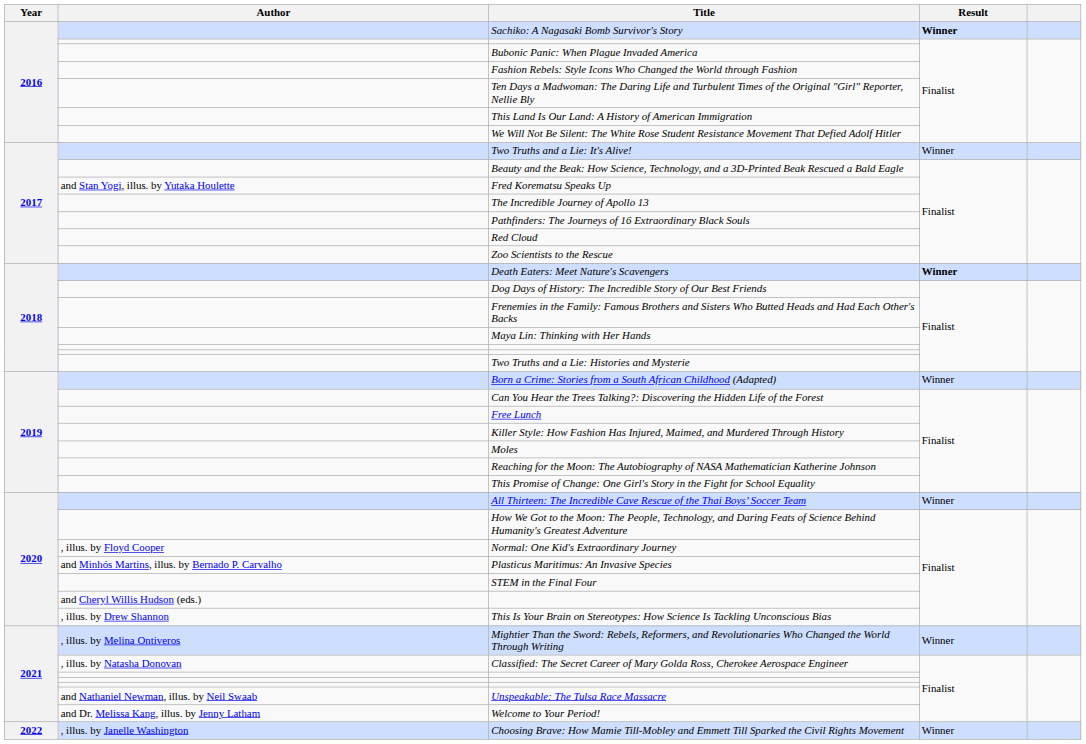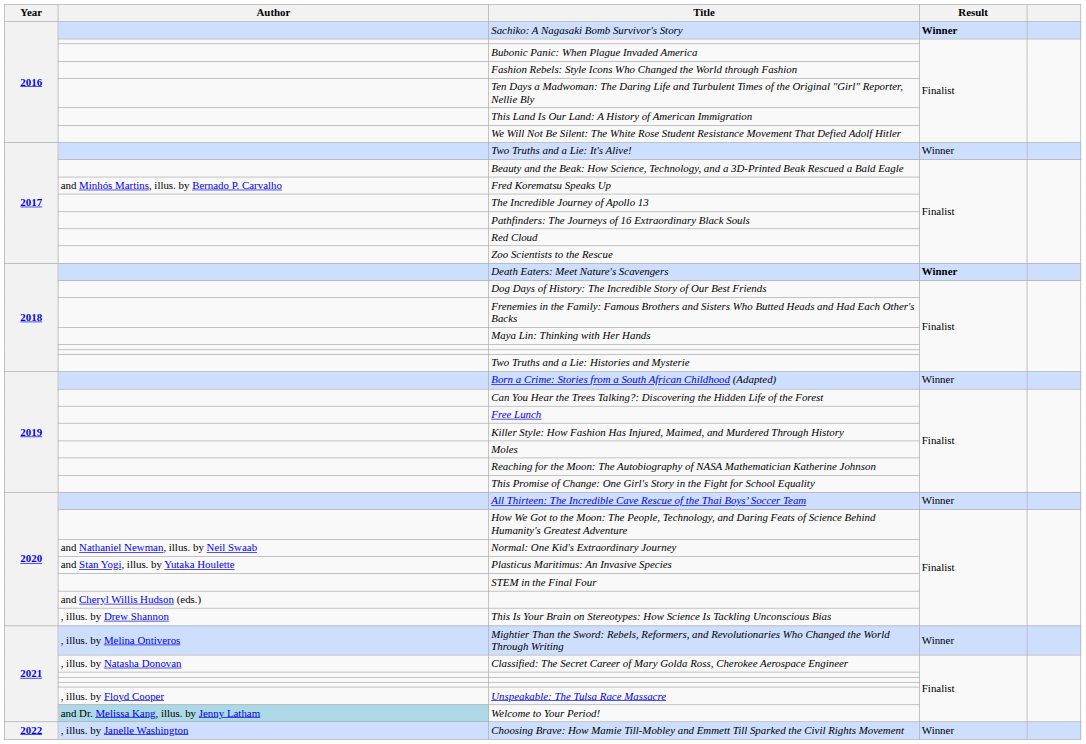(148, 185) and Stan Yogi, illus. by Yutaka Houlette -> (171, 185) and Minhós Martins, illus. by Bernado P. Carvalho
(112, 548) , illus. by Floyd Cooper -> (159, 548) and Nathaniel Newman, illus. by Neil Swaab
(171, 565) and Minhós Martins, illus. by Bernado P. Carvalho -> (148, 565) and Stan Yogi, illus. by Yutaka Houlette
(159, 696) and Nathaniel Newman, illus. by Neil Swaab -> (112, 696) , illus. by Floyd Cooper
(160, 713) no background -> (160, 713) lightblue background
